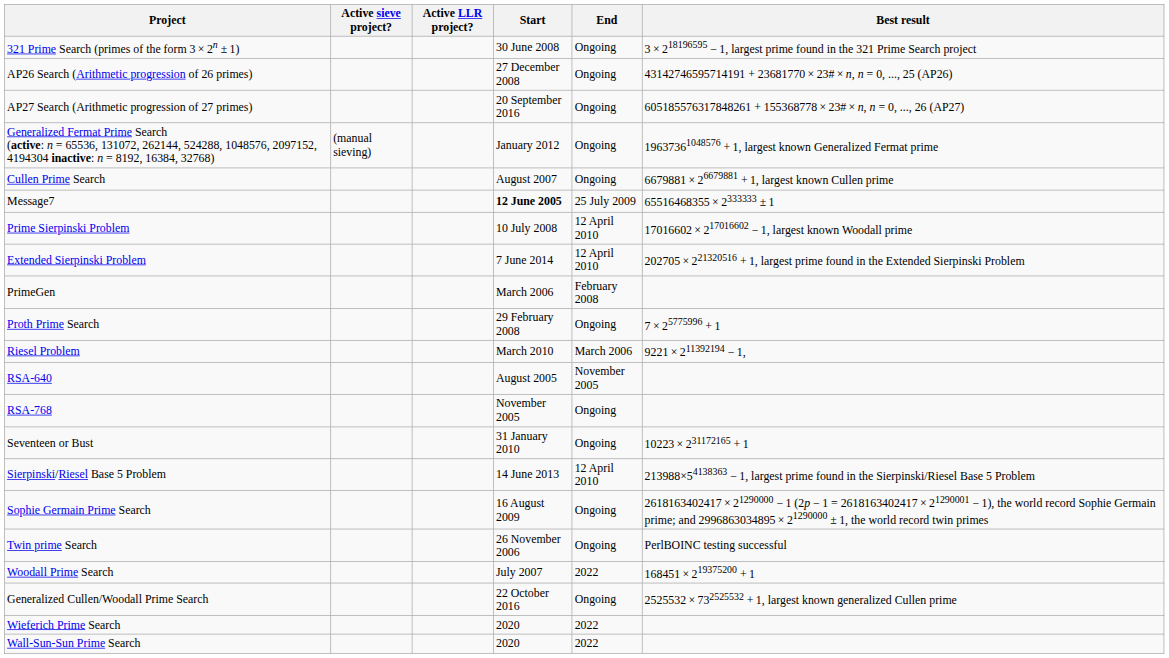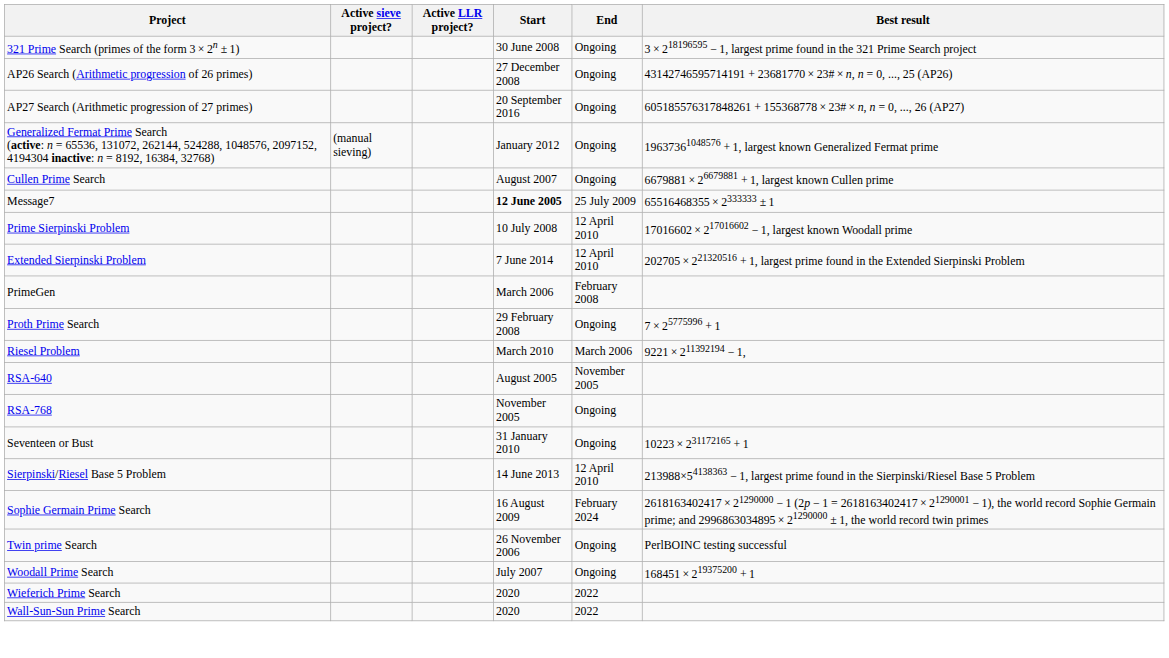(595, 510) Ongoing -> (596, 510) February 2024
(586, 572) 2022 -> (595, 572) Ongoing
- row: (108, 599)
